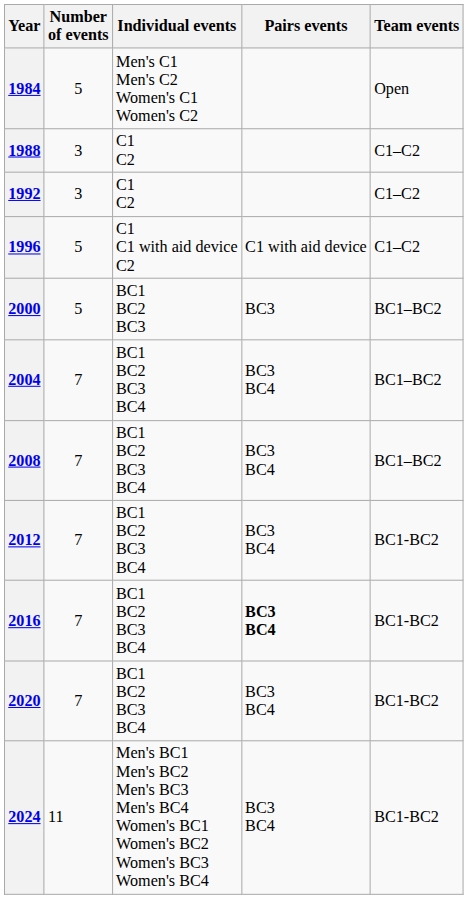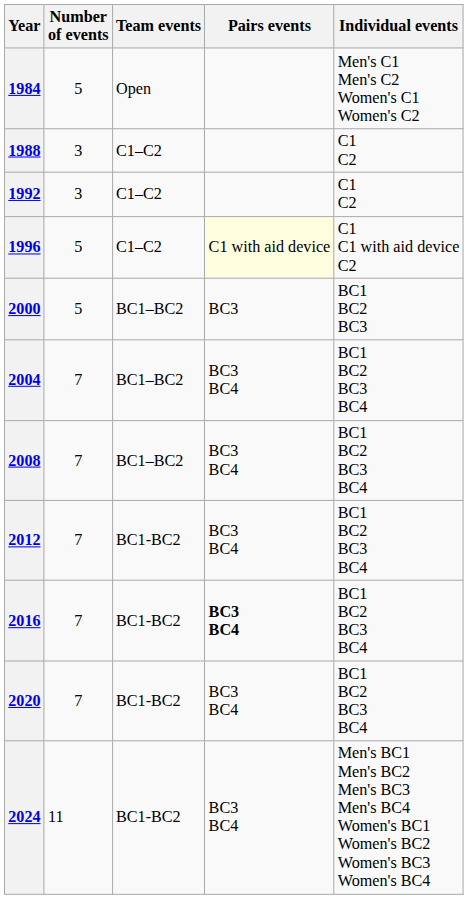columns swapped: (177, 26) <-> (417, 26)
(306, 247) no background -> (269, 247) lightyellow background
